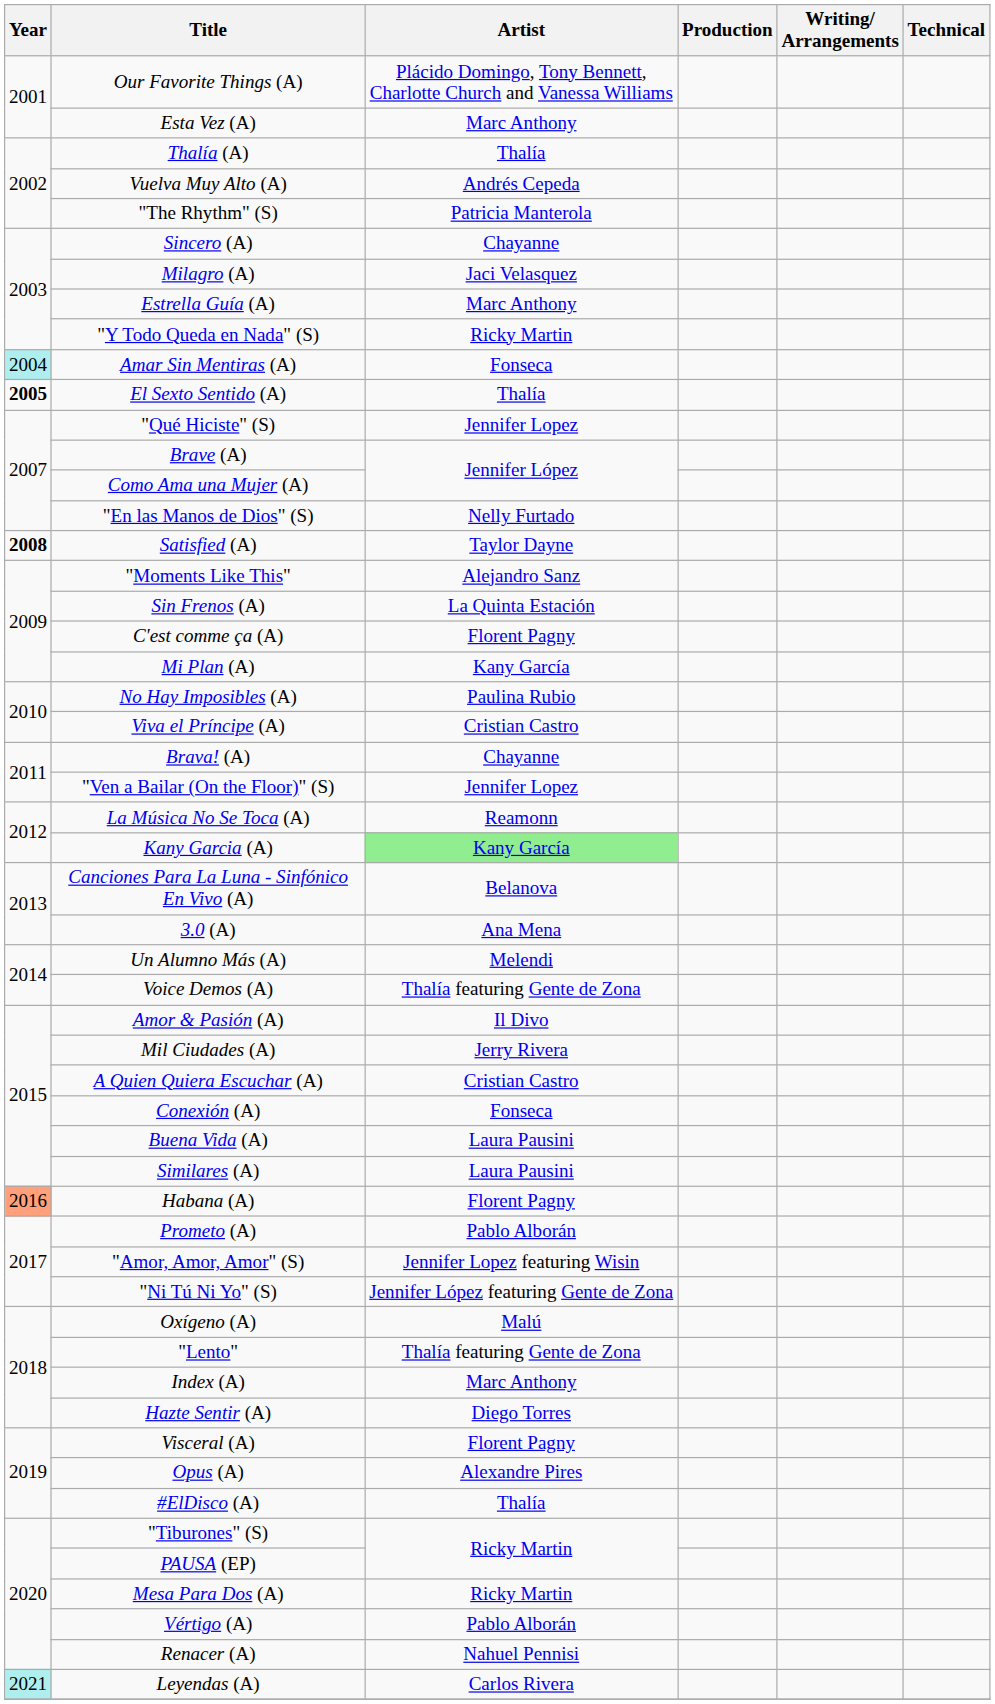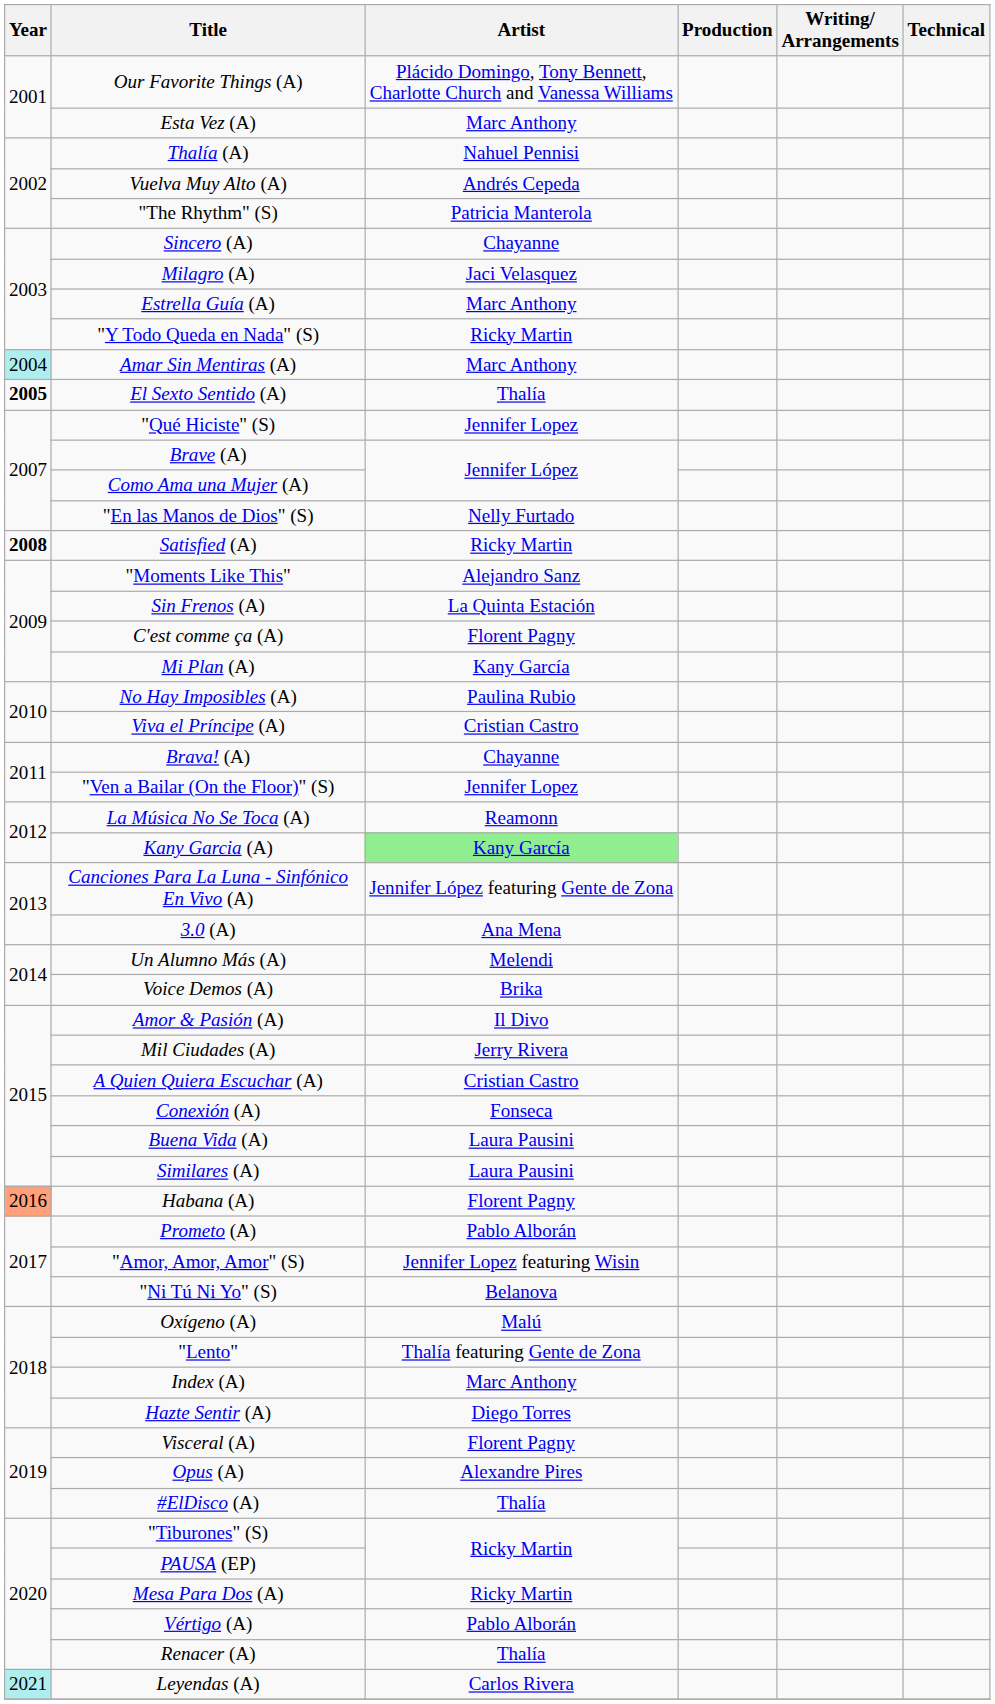(521, 153) Thalía -> (521, 153) Nahuel Pennisi
(521, 364) Fonseca -> (521, 364) Marc Anthony
(521, 545) Taylor Dayne -> (521, 545) Ricky Martin
(521, 888) Belanova -> (521, 888) Jennifer López featuring Gente de Zona
(521, 989) Thalía featuring Gente de Zona -> (521, 989) Brika
(521, 1291) Jennifer López featuring Gente de Zona -> (521, 1291) Belanova
(521, 1654) Nahuel Pennisi -> (521, 1654) Thalía
